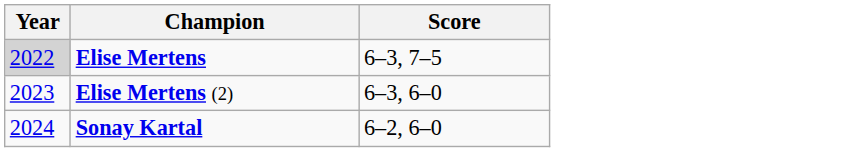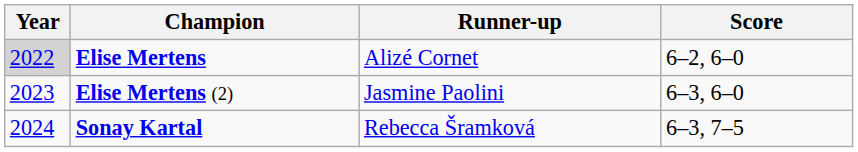+ column: (510, 22)
(403, 57) 6–3, 7–5 -> (705, 57) 6–2, 6–0
(403, 127) 6–2, 6–0 -> (705, 127) 6–3, 7–5
